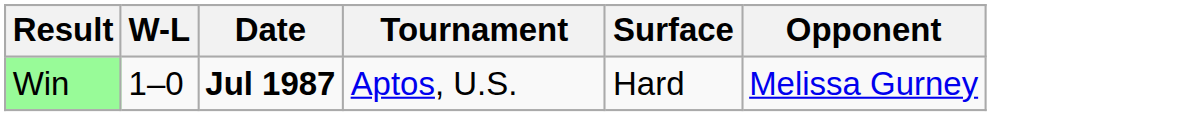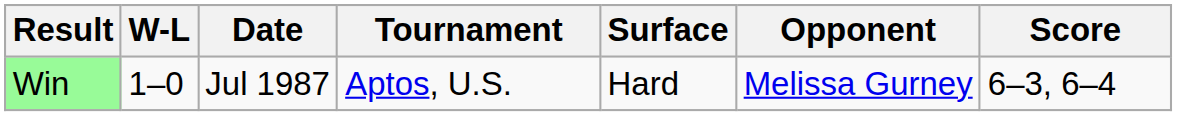+ column: (1075, 30)
(270, 82) bold -> (268, 82) normal
